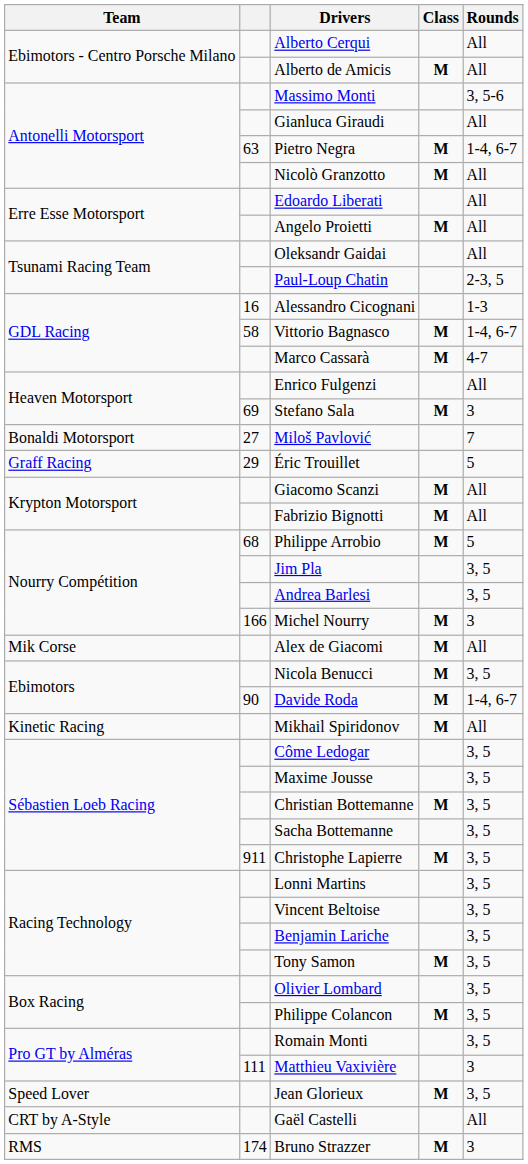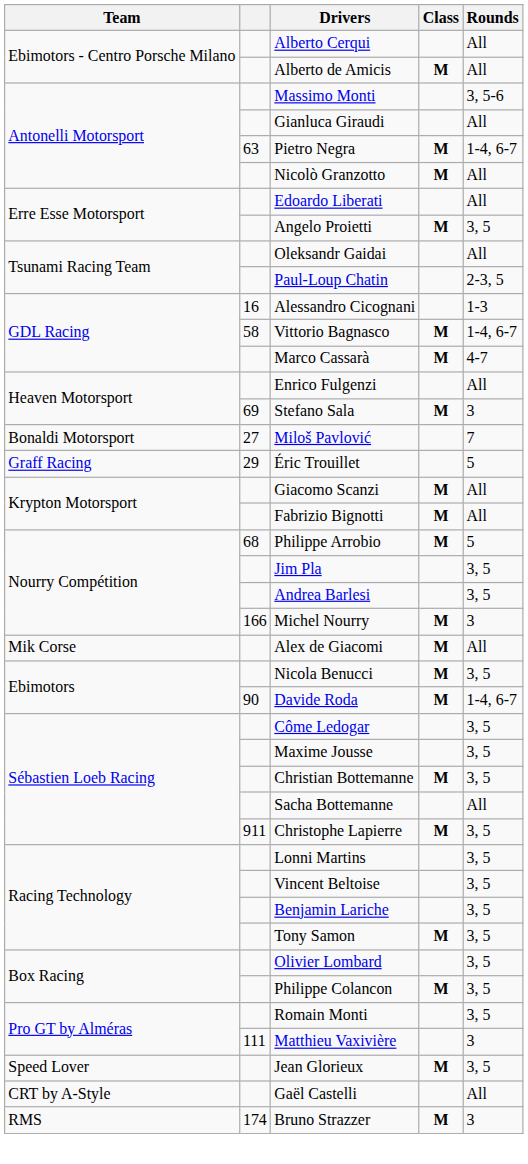(477, 227) All -> (478, 227) 3, 5
- row: (337, 726)
(478, 831) 3, 5 -> (477, 804) All
